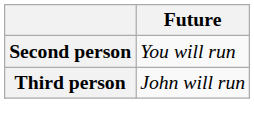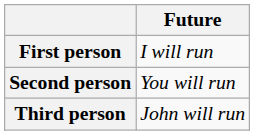+ row: (70, 51)
